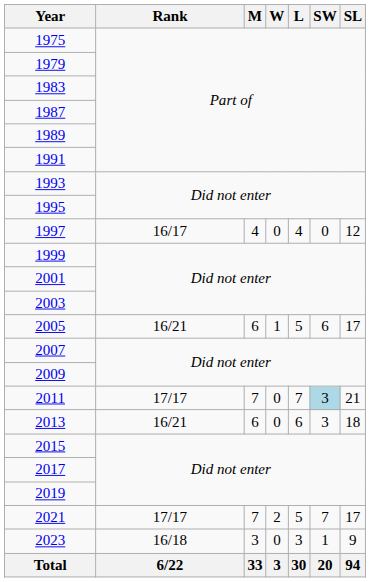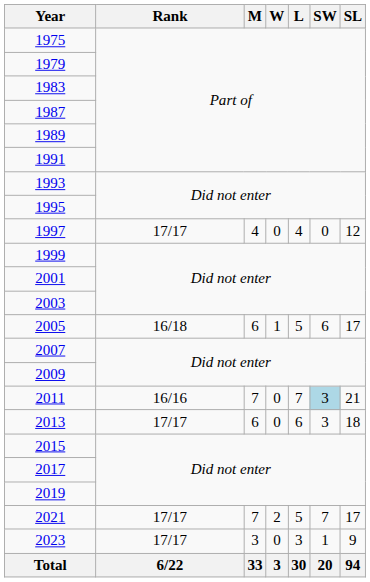(170, 231) 16/17 -> (170, 231) 17/17
(170, 326) 16/21 -> (170, 326) 16/18
(170, 398) 17/17 -> (170, 398) 16/16
(170, 421) 16/21 -> (170, 421) 17/17
(170, 541) 16/18 -> (170, 541) 17/17
